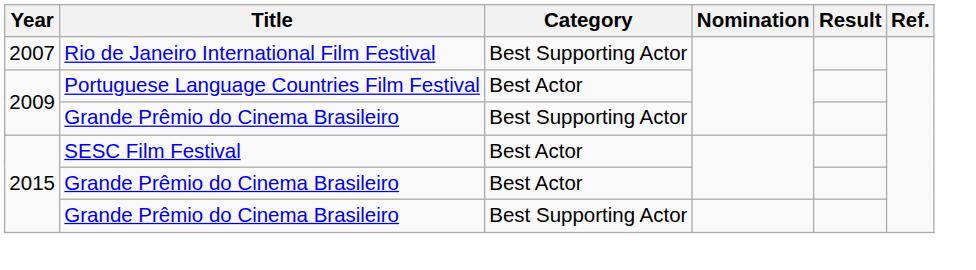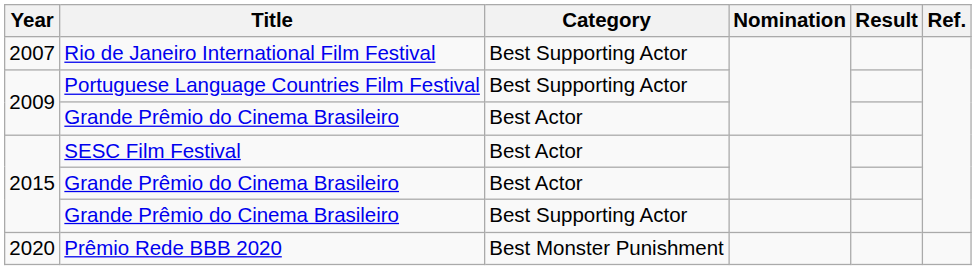(536, 85) Best Actor -> (588, 85) Best Supporting Actor
(588, 118) Best Supporting Actor -> (536, 118) Best Actor
+ row: (32, 248)
